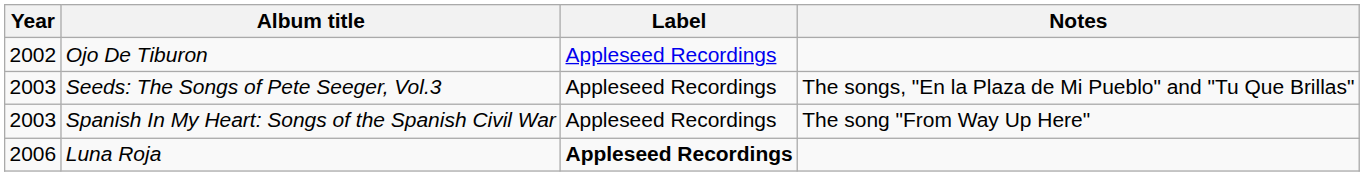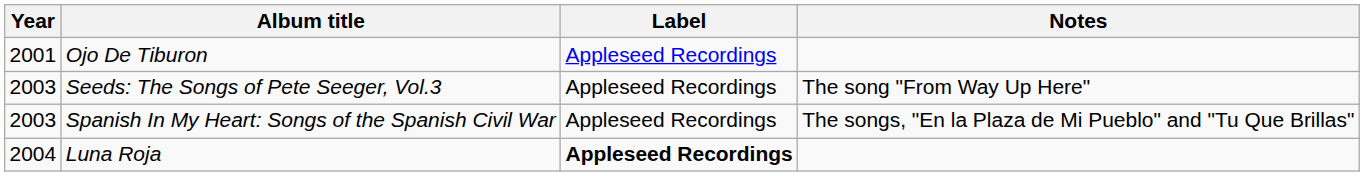(33, 54) 2002 -> (33, 54) 2001
(1078, 87) The songs, "En la Plaza de Mi Pueblo" and "Tu Que Brillas" -> (946, 87) The song "From Way Up Here"
(946, 120) The song "From Way Up Here" -> (1078, 120) The songs, "En la Plaza de Mi Pueblo" and "Tu Que Brillas"
(33, 154) 2006 -> (33, 154) 2004
